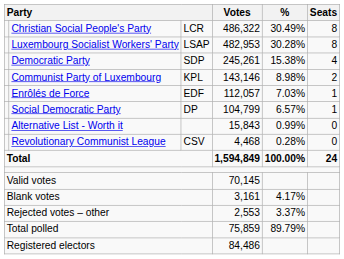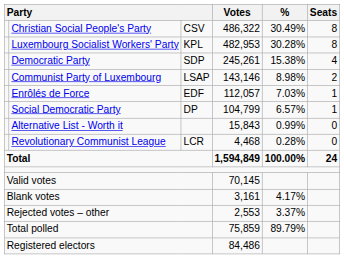(194, 28) LCR -> (194, 28) CSV
(197, 45) LSAP -> (193, 45) KPL
(193, 77) KPL -> (197, 77) LSAP
(194, 142) CSV -> (194, 142) LCR
